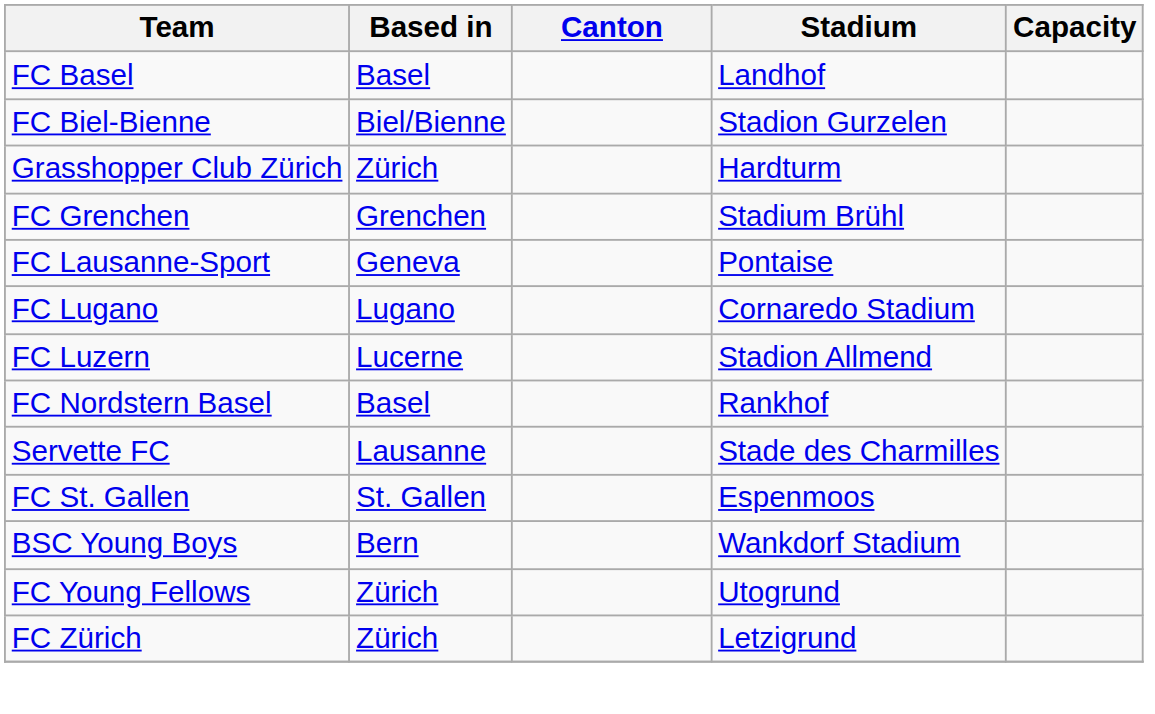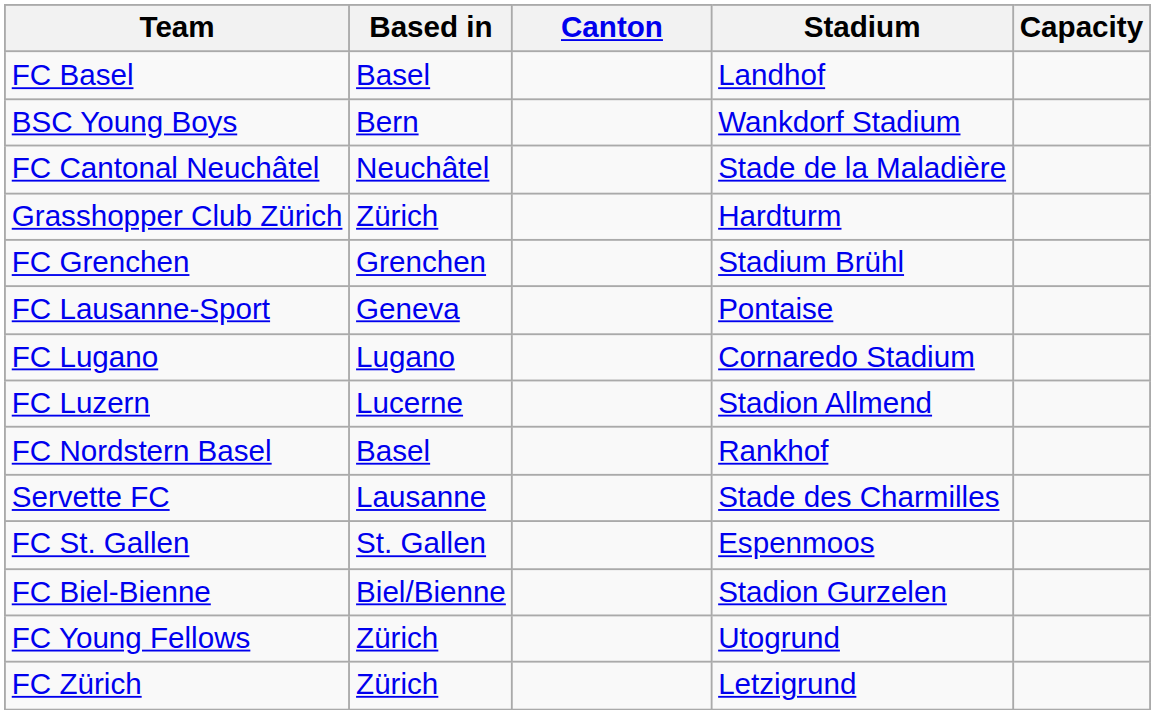rows swapped: (111, 121) <-> (124, 544)
+ row: (166, 168)
